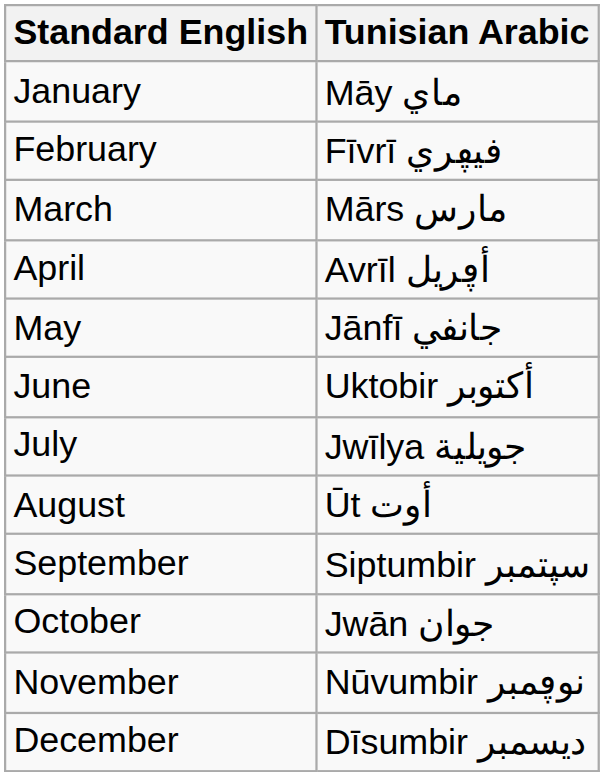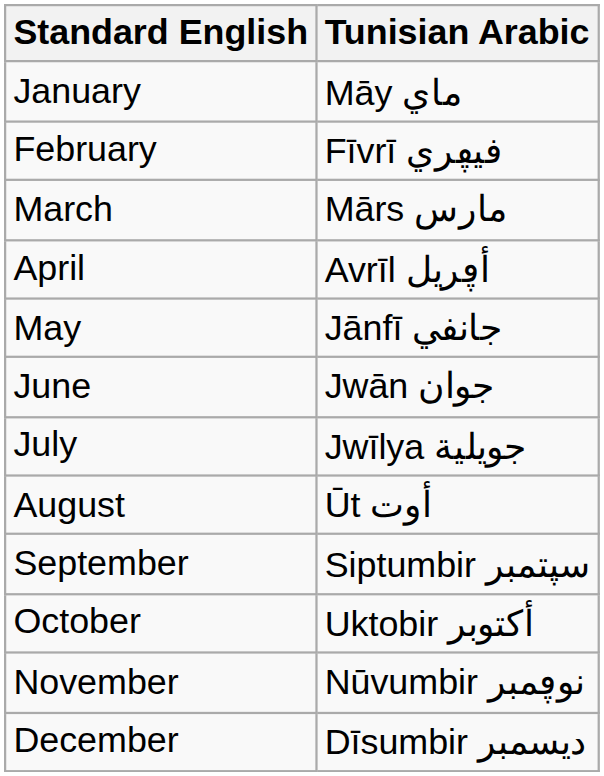(429, 387) Uktobir أكتوبر -> (410, 387) Jwān جوان
(410, 623) Jwān جوان -> (429, 623) Uktobir أكتوبر
